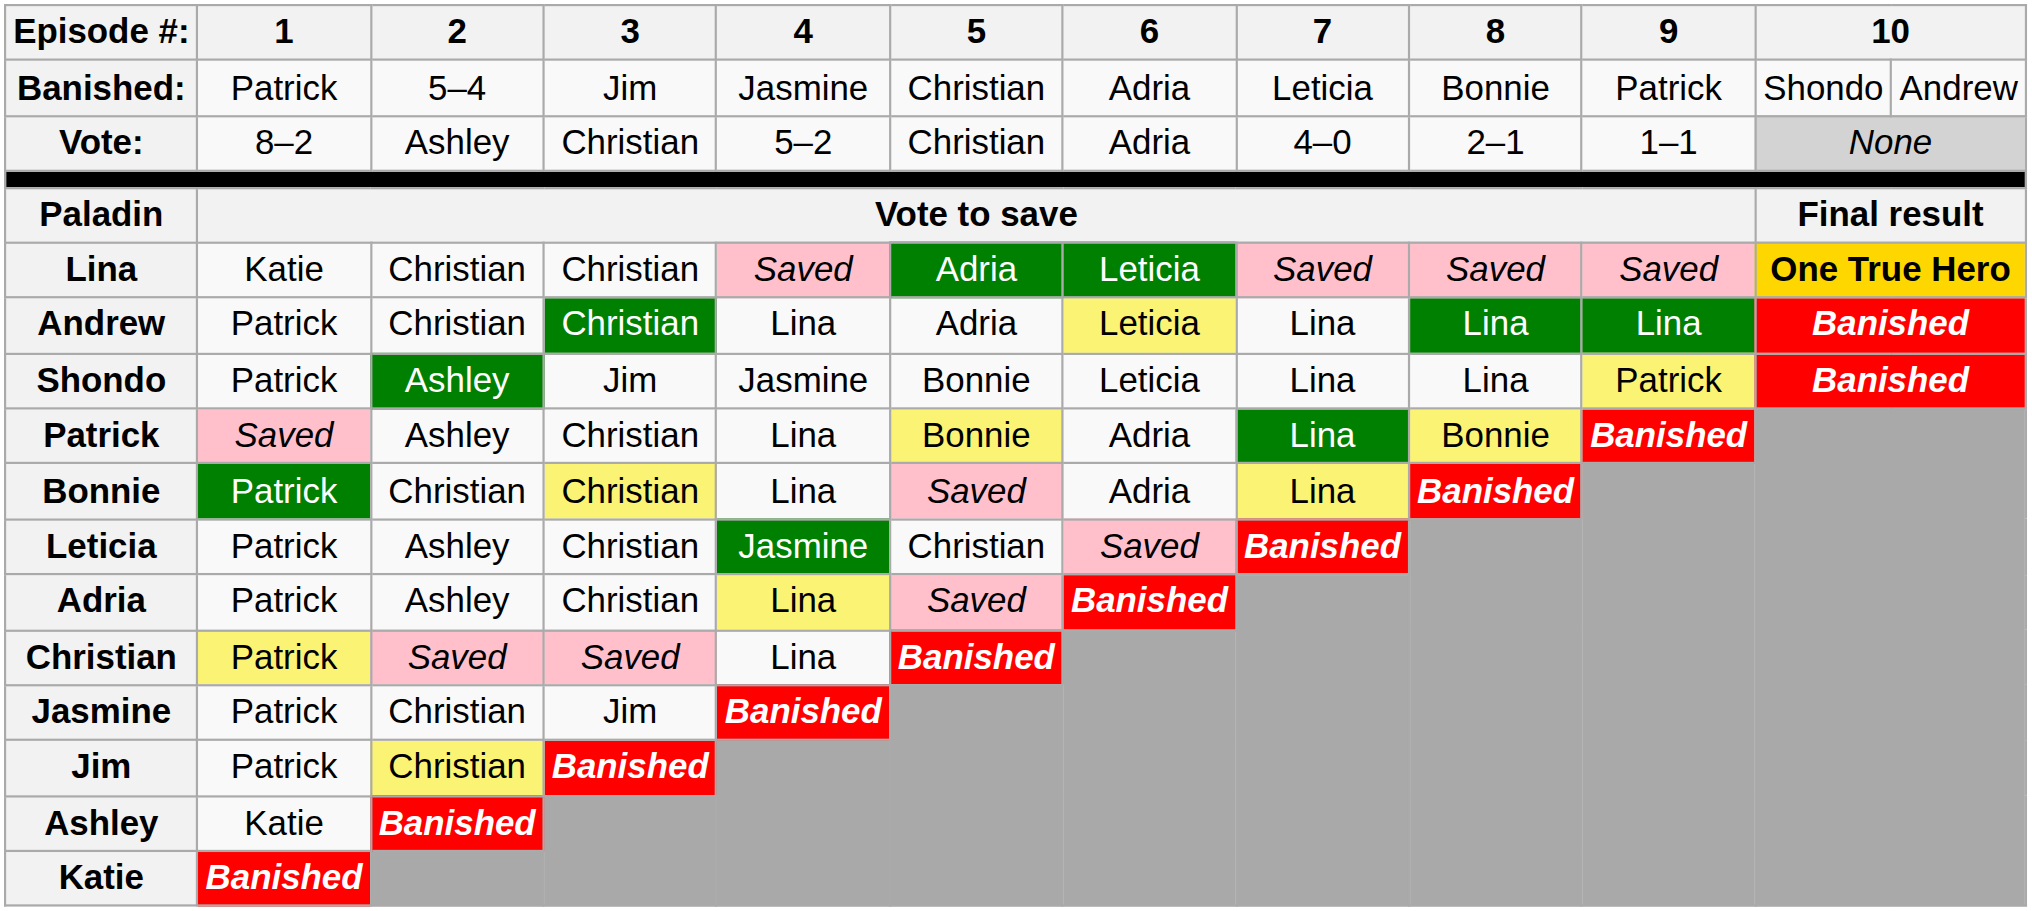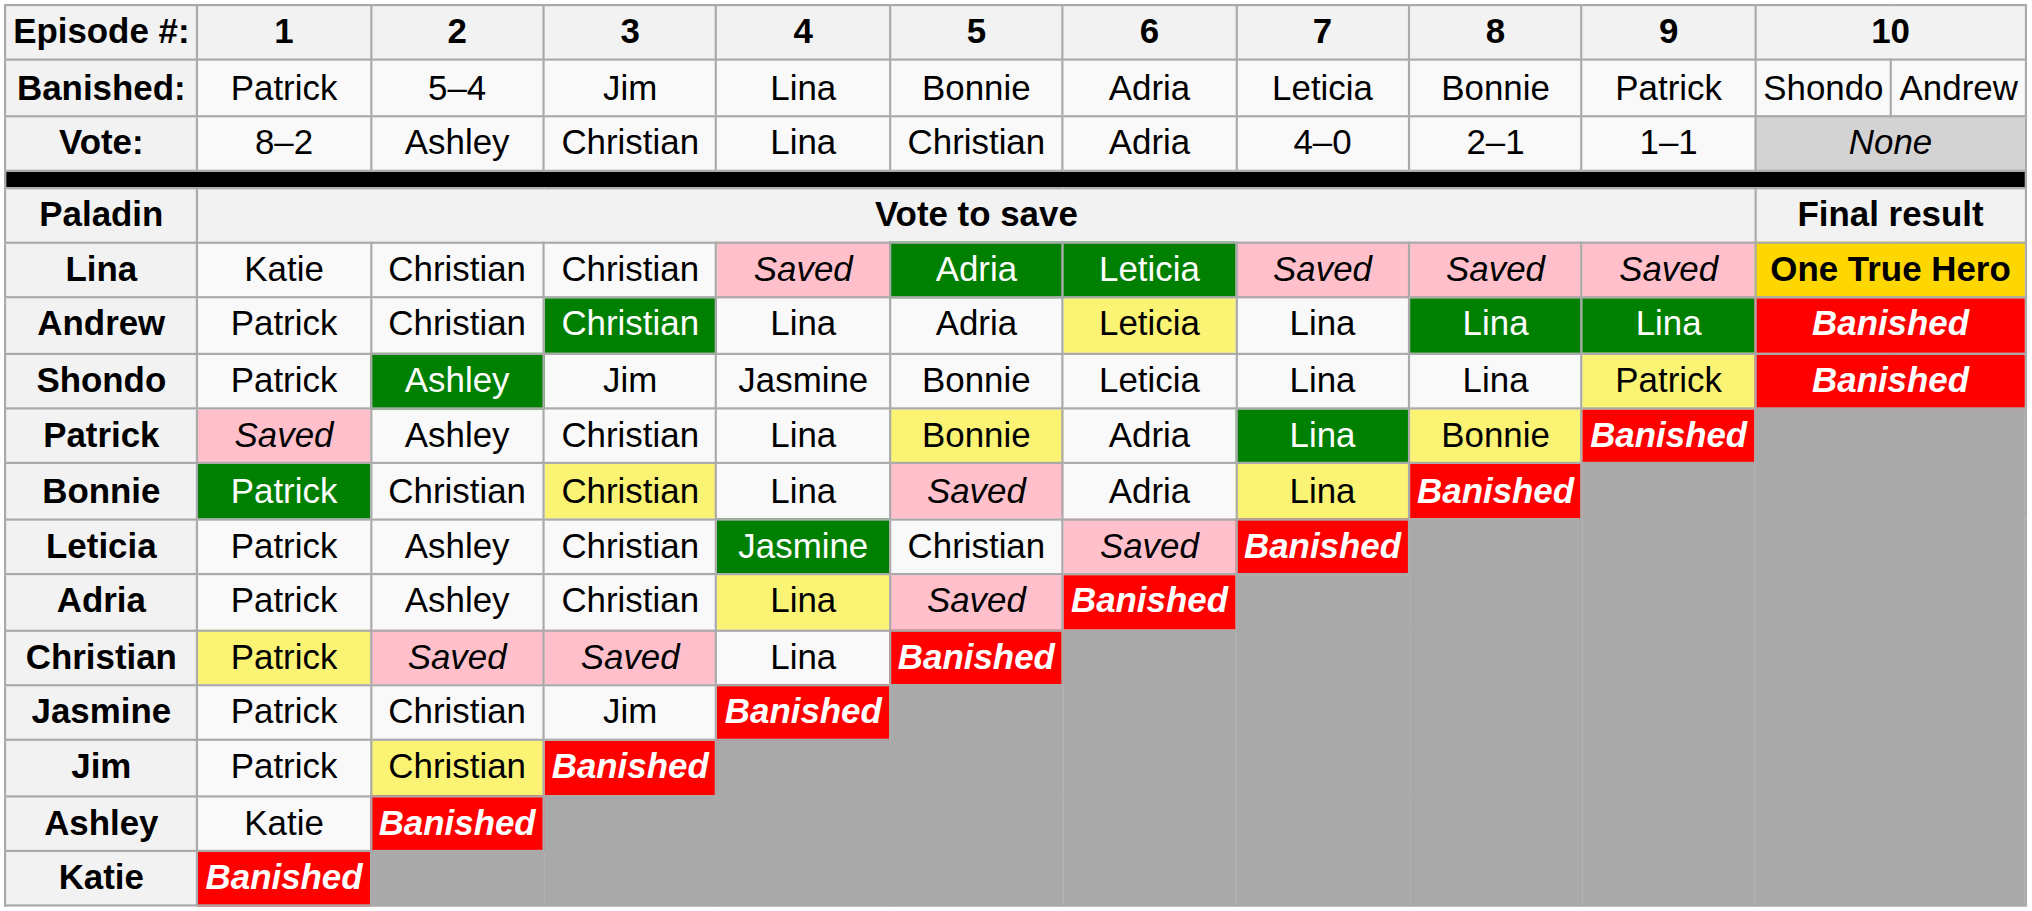(803, 87) Jasmine -> (803, 87) Lina
(976, 87) Christian -> (976, 87) Bonnie
(803, 142) 5–2 -> (803, 142) Lina
